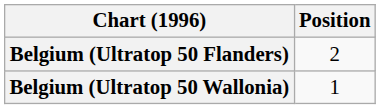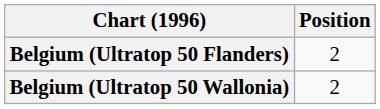(335, 86) 1 -> (335, 86) 2
